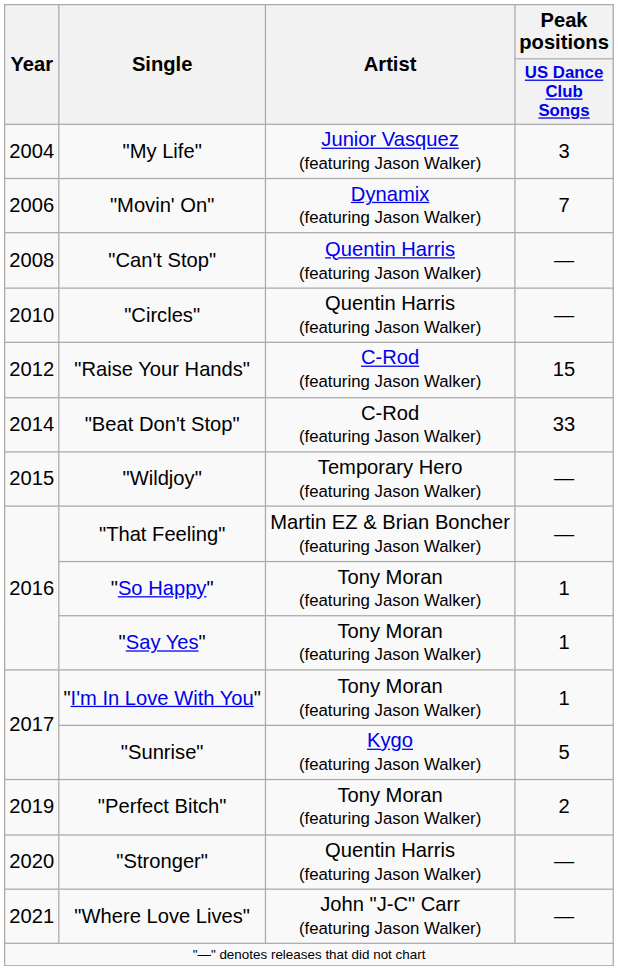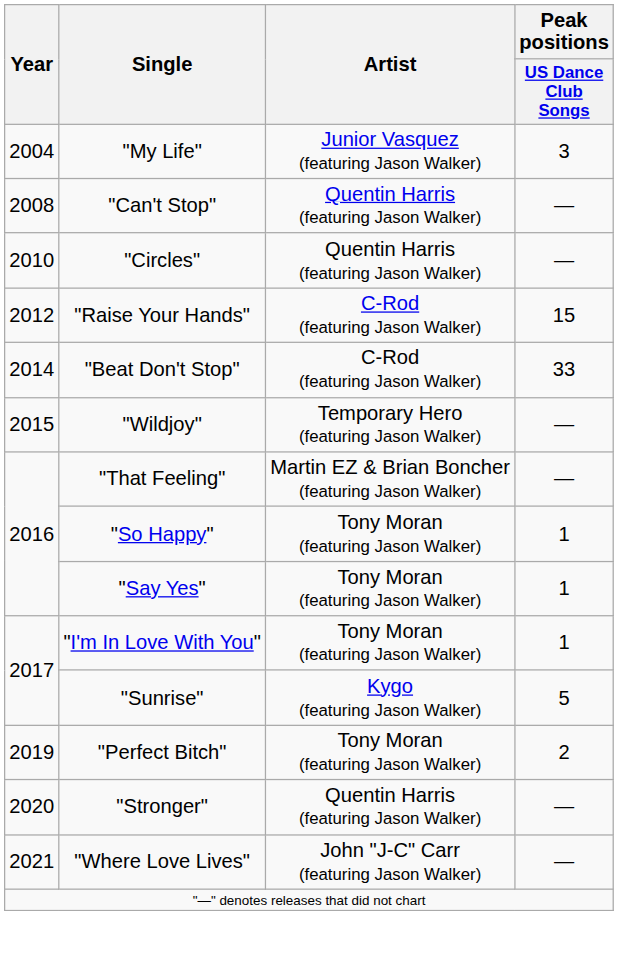- row: (162, 205)
